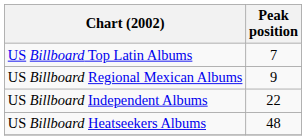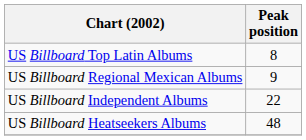(273, 54) 7 -> (273, 54) 8
